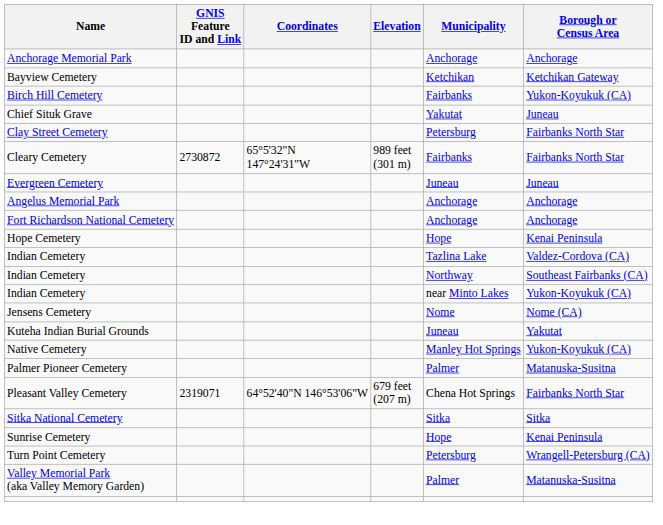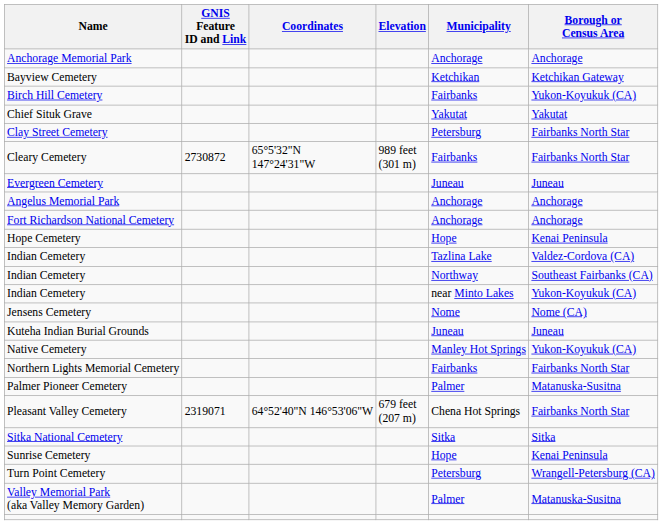(542, 114) Juneau -> (549, 114) Yakutat
(544, 331) Yakutat -> (548, 331) Juneau
+ row: (93, 368)
